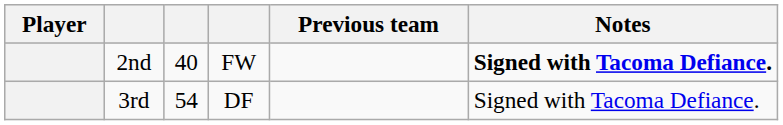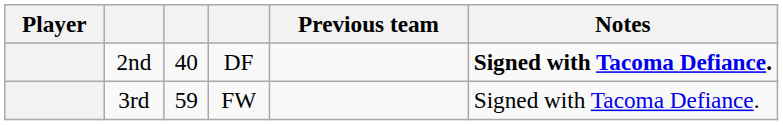(239, 62) FW -> (239, 62) DF
(186, 100) 54 -> (186, 100) 59
(239, 100) DF -> (239, 100) FW
